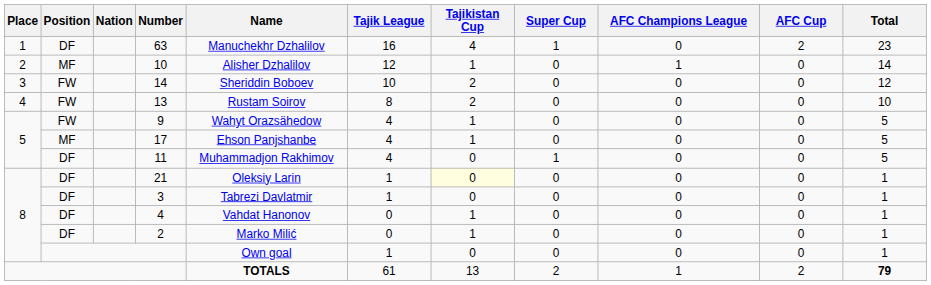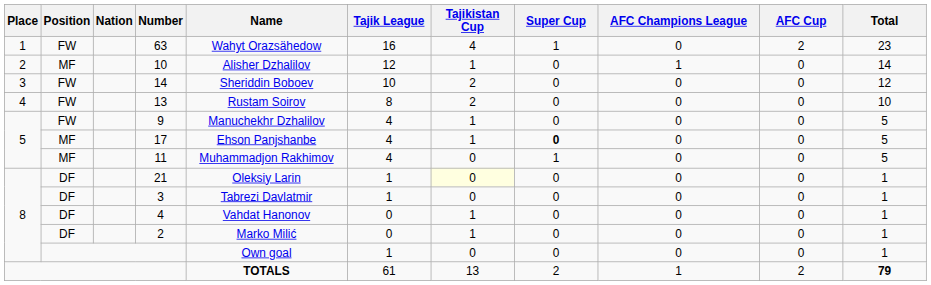(67, 46) DF -> (67, 46) FW
(266, 46) Manuchekhr Dzhalilov -> (266, 46) Wahyt Orazsähedow
(266, 121) Wahyt Orazsähedow -> (266, 121) Manuchekhr Dzhalilov
(556, 140) normal -> (556, 140) bold
(67, 159) DF -> (67, 159) MF
